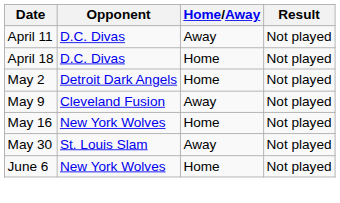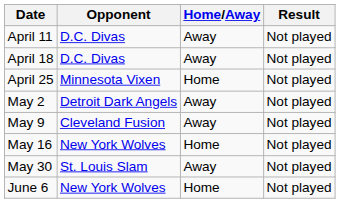(202, 58) Home -> (200, 58) Away
+ row: (31, 79)
(202, 79) Home -> (200, 101) Away
